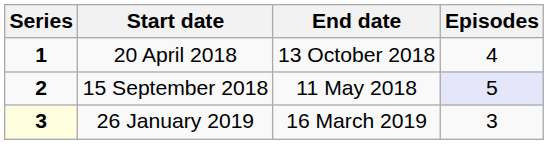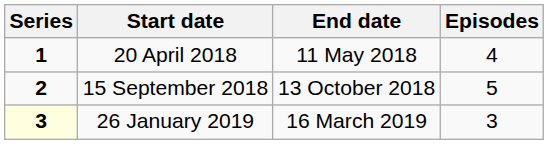(357, 54) 13 October 2018 -> (357, 54) 11 May 2018
(357, 88) 11 May 2018 -> (357, 88) 13 October 2018
(492, 88) lavender background -> (492, 88) no background
